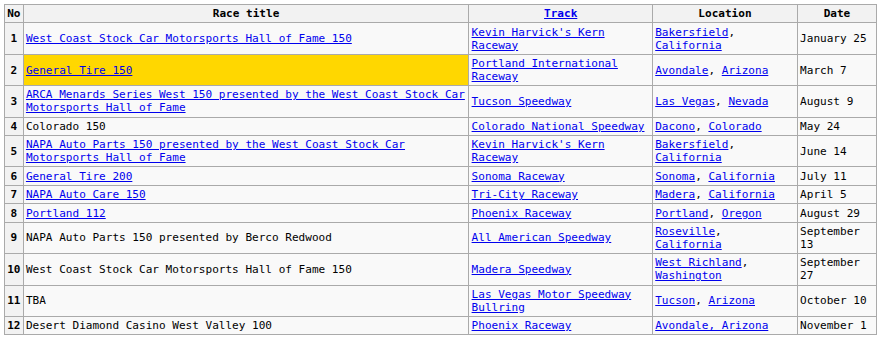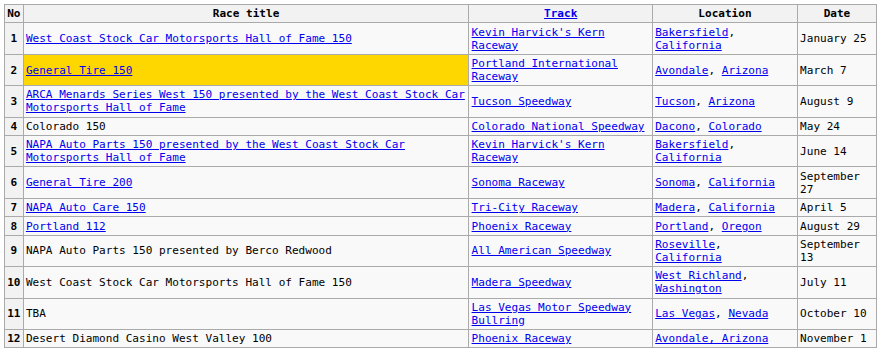(712, 101) Las Vegas, Nevada -> (705, 101) Tucson, Arizona
(823, 176) July 11 -> (830, 183) September 27
(830, 269) September 27 -> (823, 282) July 11
(705, 301) Tucson, Arizona -> (712, 314) Las Vegas, Nevada
